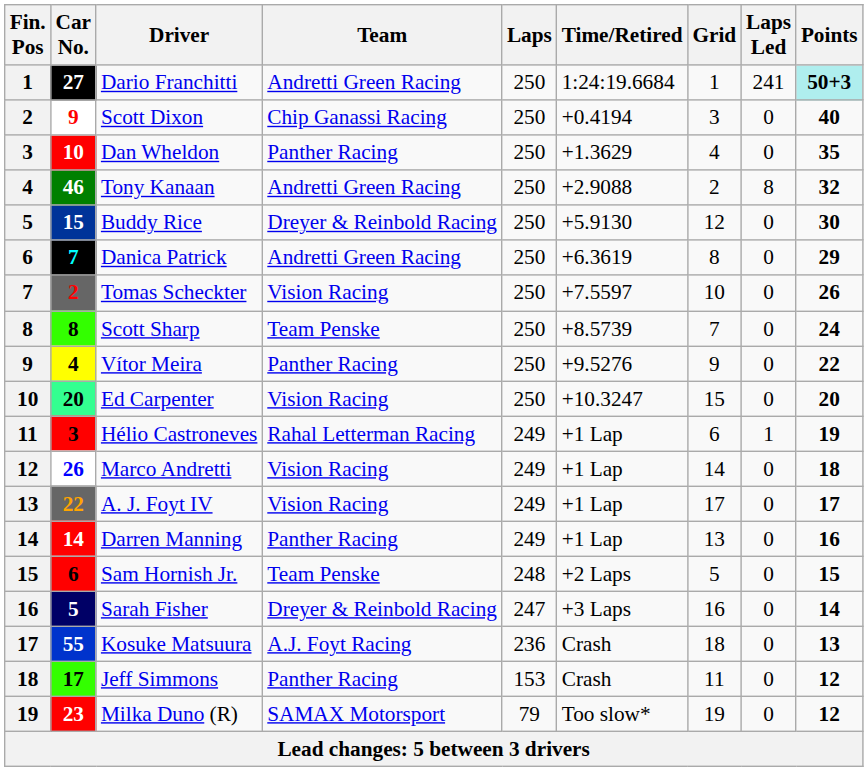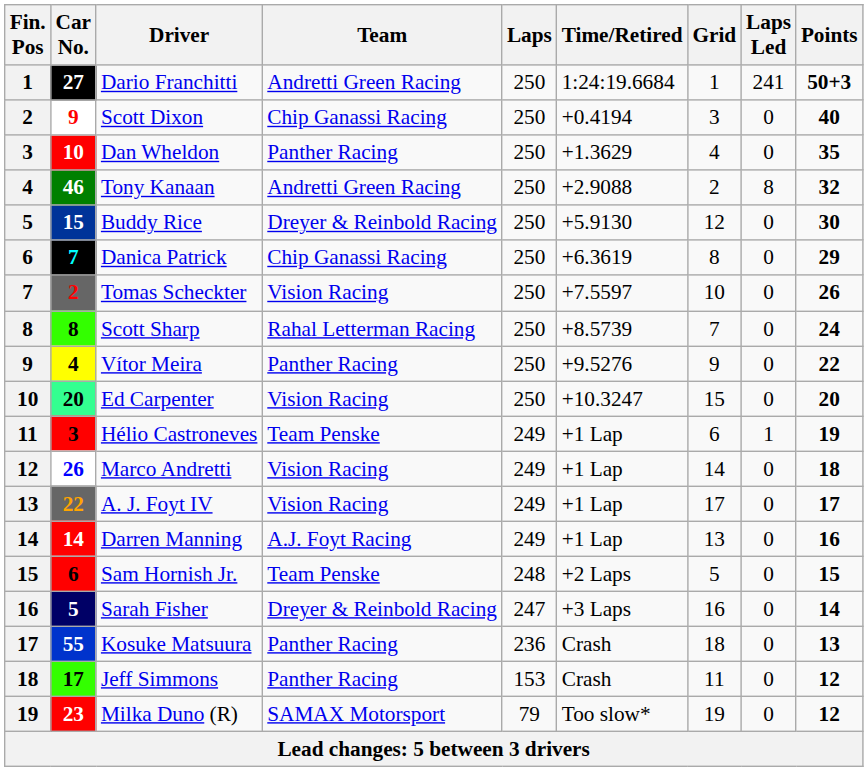(829, 82) paleturquoise background -> (829, 82) no background
(364, 257) Andretti Green Racing -> (357, 257) Chip Ganassi Racing
(324, 328) Team Penske -> (371, 328) Rahal Letterman Racing
(371, 433) Rahal Letterman Racing -> (324, 433) Team Penske
(333, 538) Panther Racing -> (339, 538) A.J. Foyt Racing
(339, 643) A.J. Foyt Racing -> (333, 643) Panther Racing
